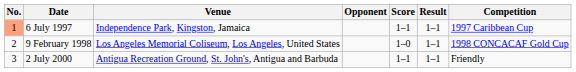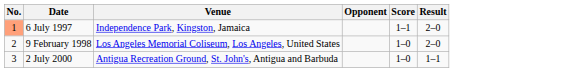- column: (510, 12)
(433, 28) 1–1 -> (433, 28) 2–0
(433, 43) 1–1 -> (433, 43) 2–0
(403, 59) 1–1 -> (403, 59) 1–0
